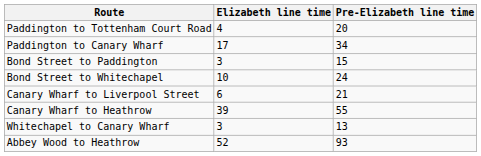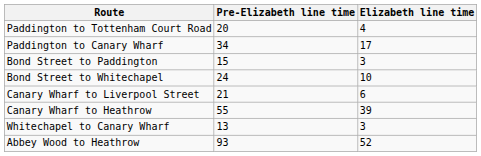columns swapped: (405, 13) <-> (274, 13)
